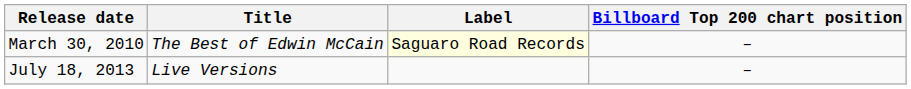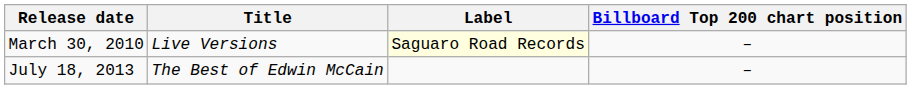(268, 44) The Best of Edwin McCain -> (214, 44) Live Versions
(214, 70) Live Versions -> (268, 70) The Best of Edwin McCain
